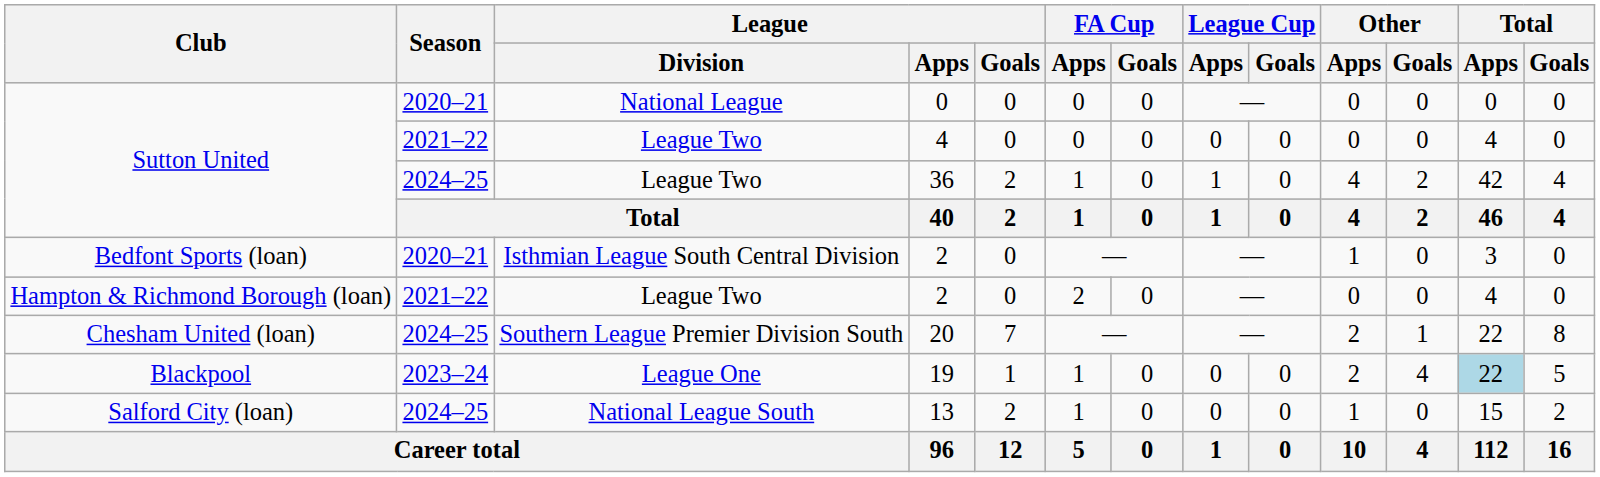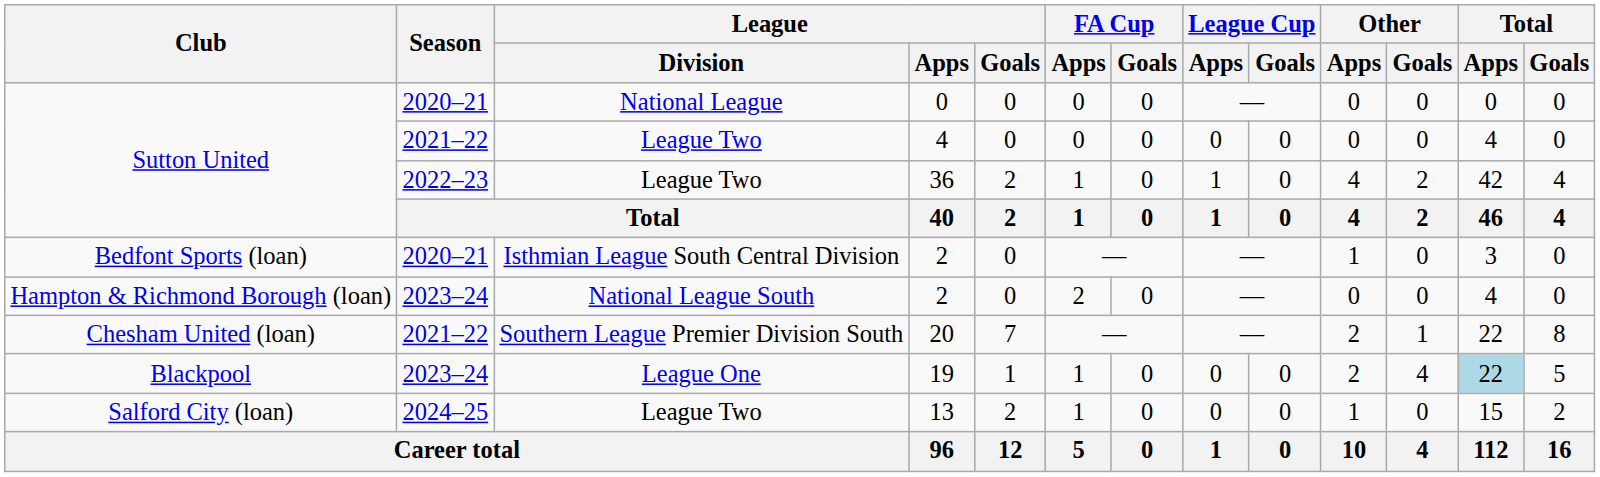(445, 179) 2024–25 -> (445, 179) 2022–23
(445, 295) 2021–22 -> (445, 295) 2023–24
(701, 295) League Two -> (701, 295) National League South
(445, 334) 2024–25 -> (445, 334) 2021–22
(701, 412) National League South -> (701, 412) League Two
